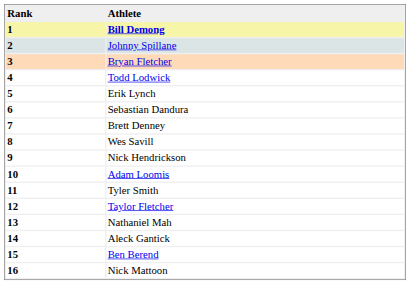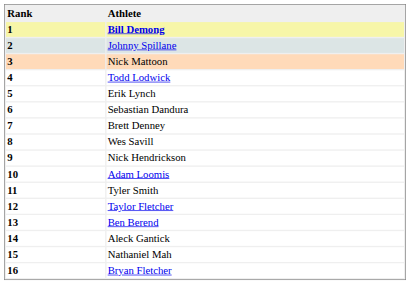(140, 61) Bryan Fletcher -> (138, 61) Nick Mattoon
(140, 222) Nathaniel Mah -> (133, 222) Ben Berend
(133, 254) Ben Berend -> (140, 254) Nathaniel Mah
(138, 270) Nick Mattoon -> (140, 270) Bryan Fletcher
